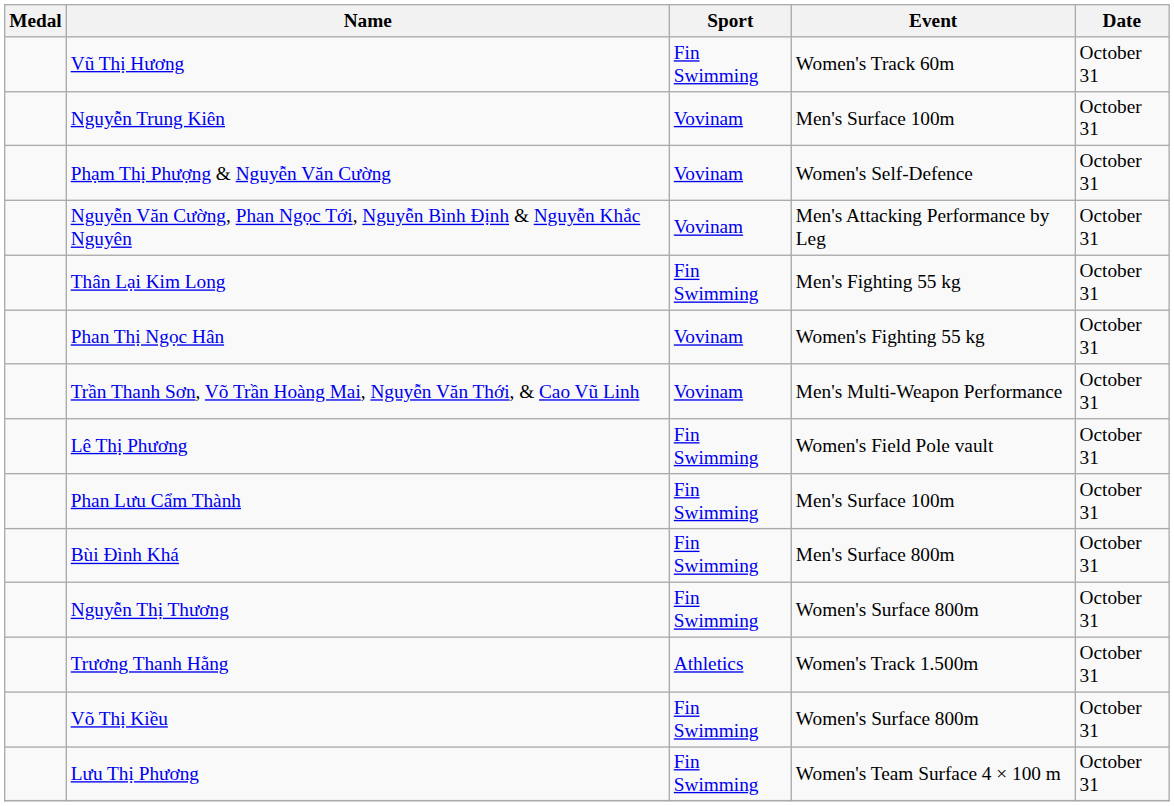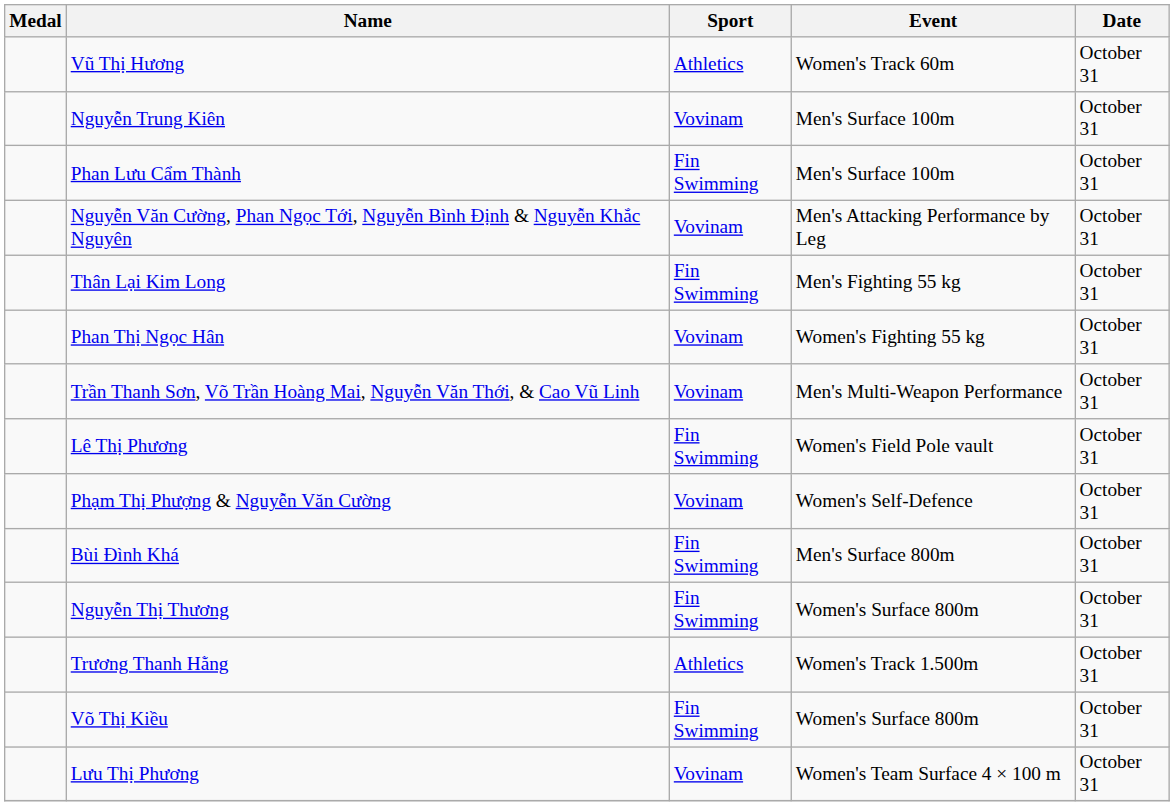(716, 64) Fin Swimming -> (709, 64) Athletics
rows swapped: (231, 173) <-> (156, 500)
(716, 773) Fin Swimming -> (708, 773) Vovinam
